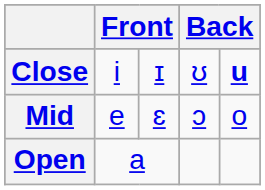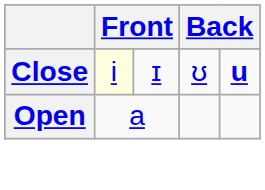(117, 71) no background -> (114, 71) lightyellow background
- row: (50, 116)
